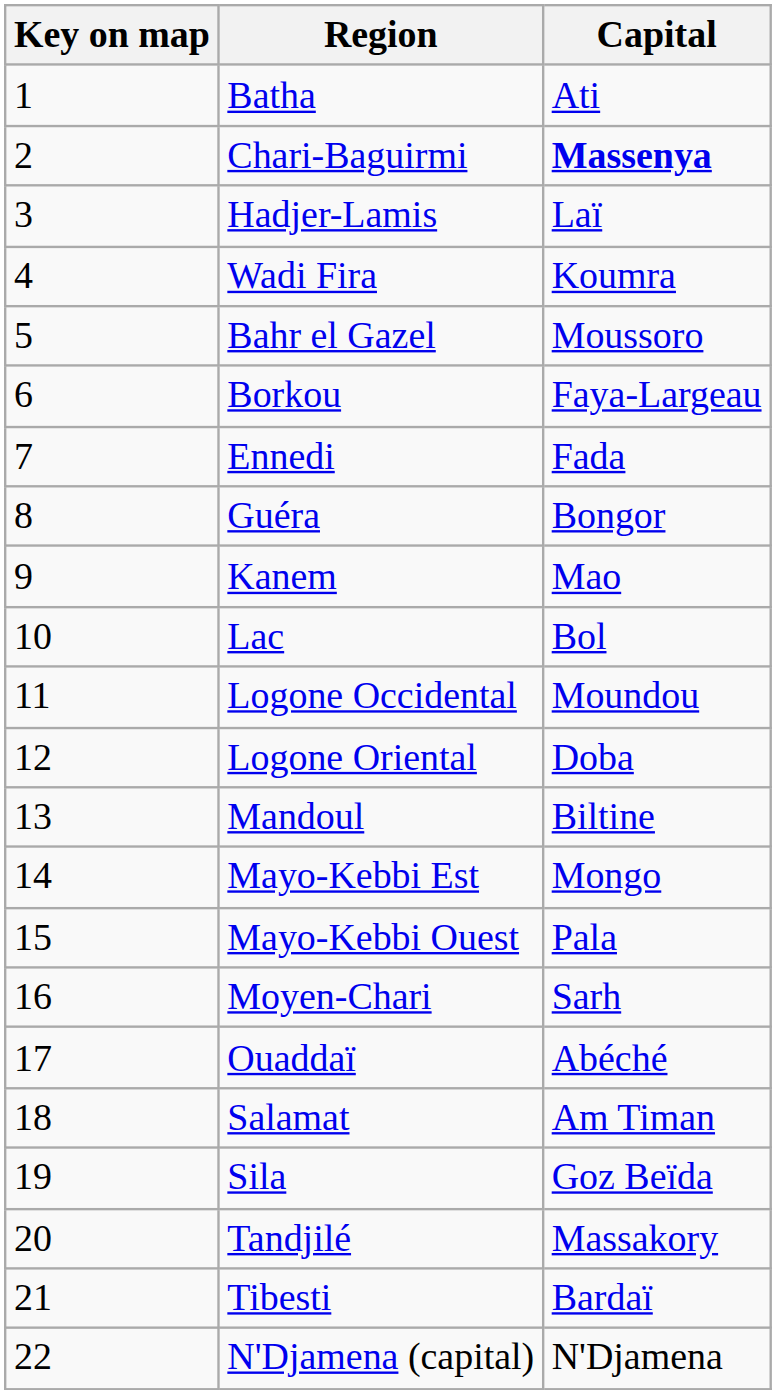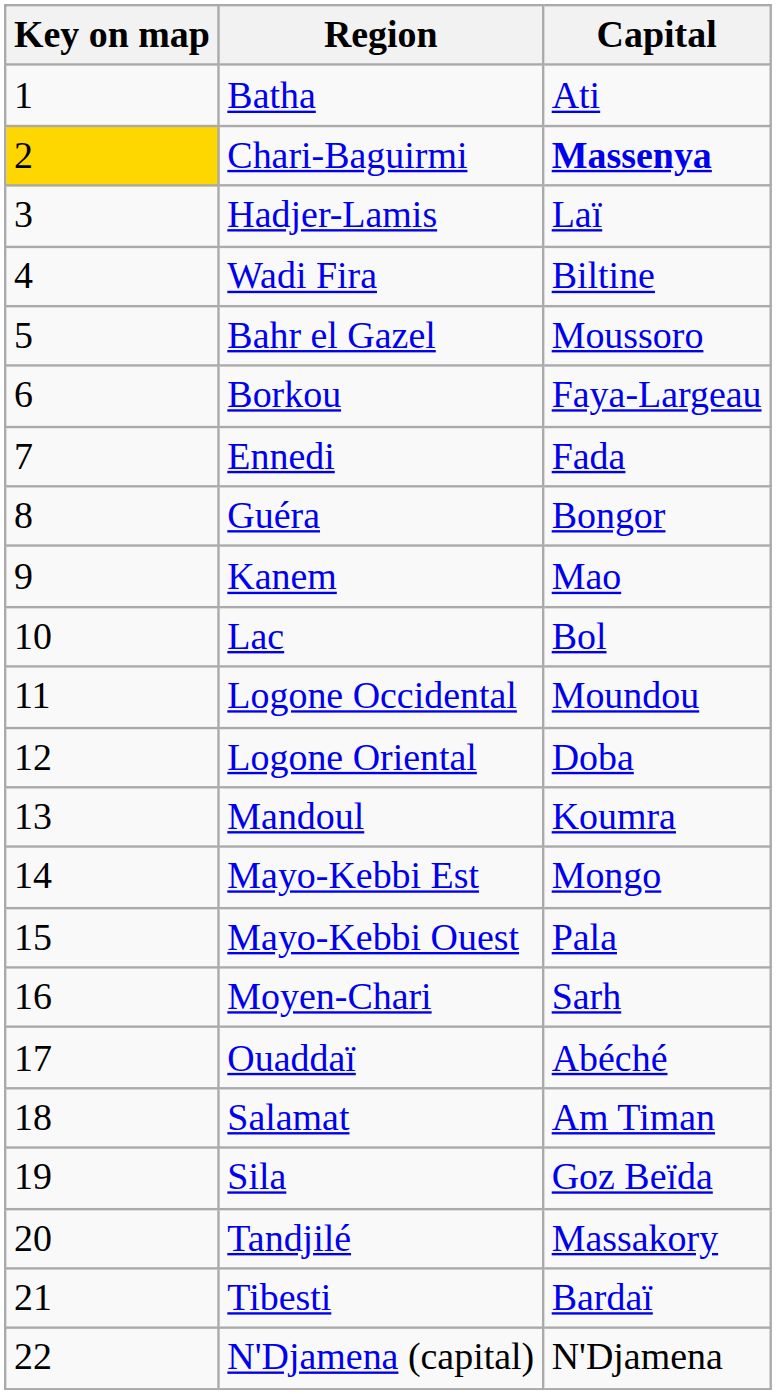(23, 154) no background -> (23, 154) gold background
(614, 275) Koumra -> (603, 275) Biltine
(603, 816) Biltine -> (614, 816) Koumra
